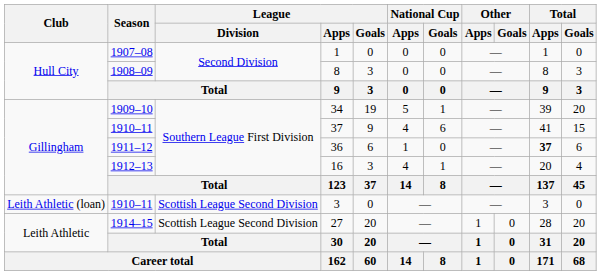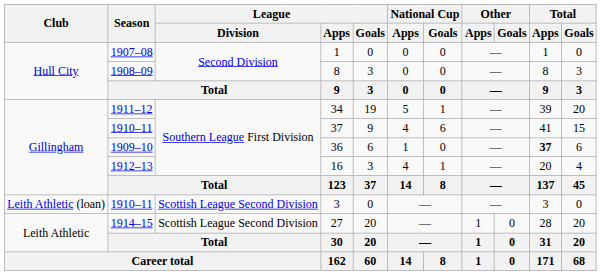(132, 109) 1909–10 -> (132, 109) 1911–12
(132, 147) 1911–12 -> (132, 147) 1909–10
